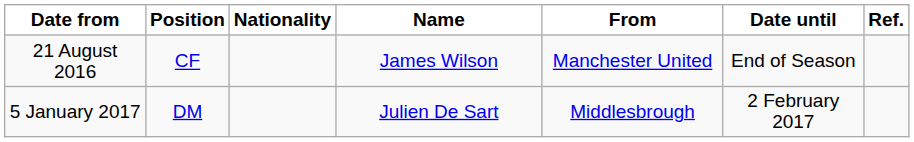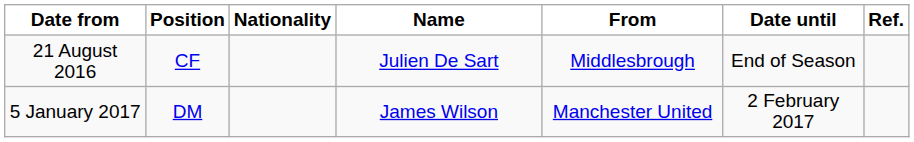(439, 61) James Wilson -> (439, 61) Julien De Sart
(633, 61) Manchester United -> (633, 61) Middlesbrough
(439, 112) Julien De Sart -> (439, 112) James Wilson
(633, 112) Middlesbrough -> (633, 112) Manchester United
